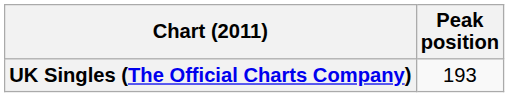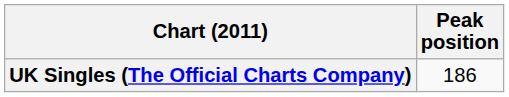(460, 75) 193 -> (460, 75) 186
